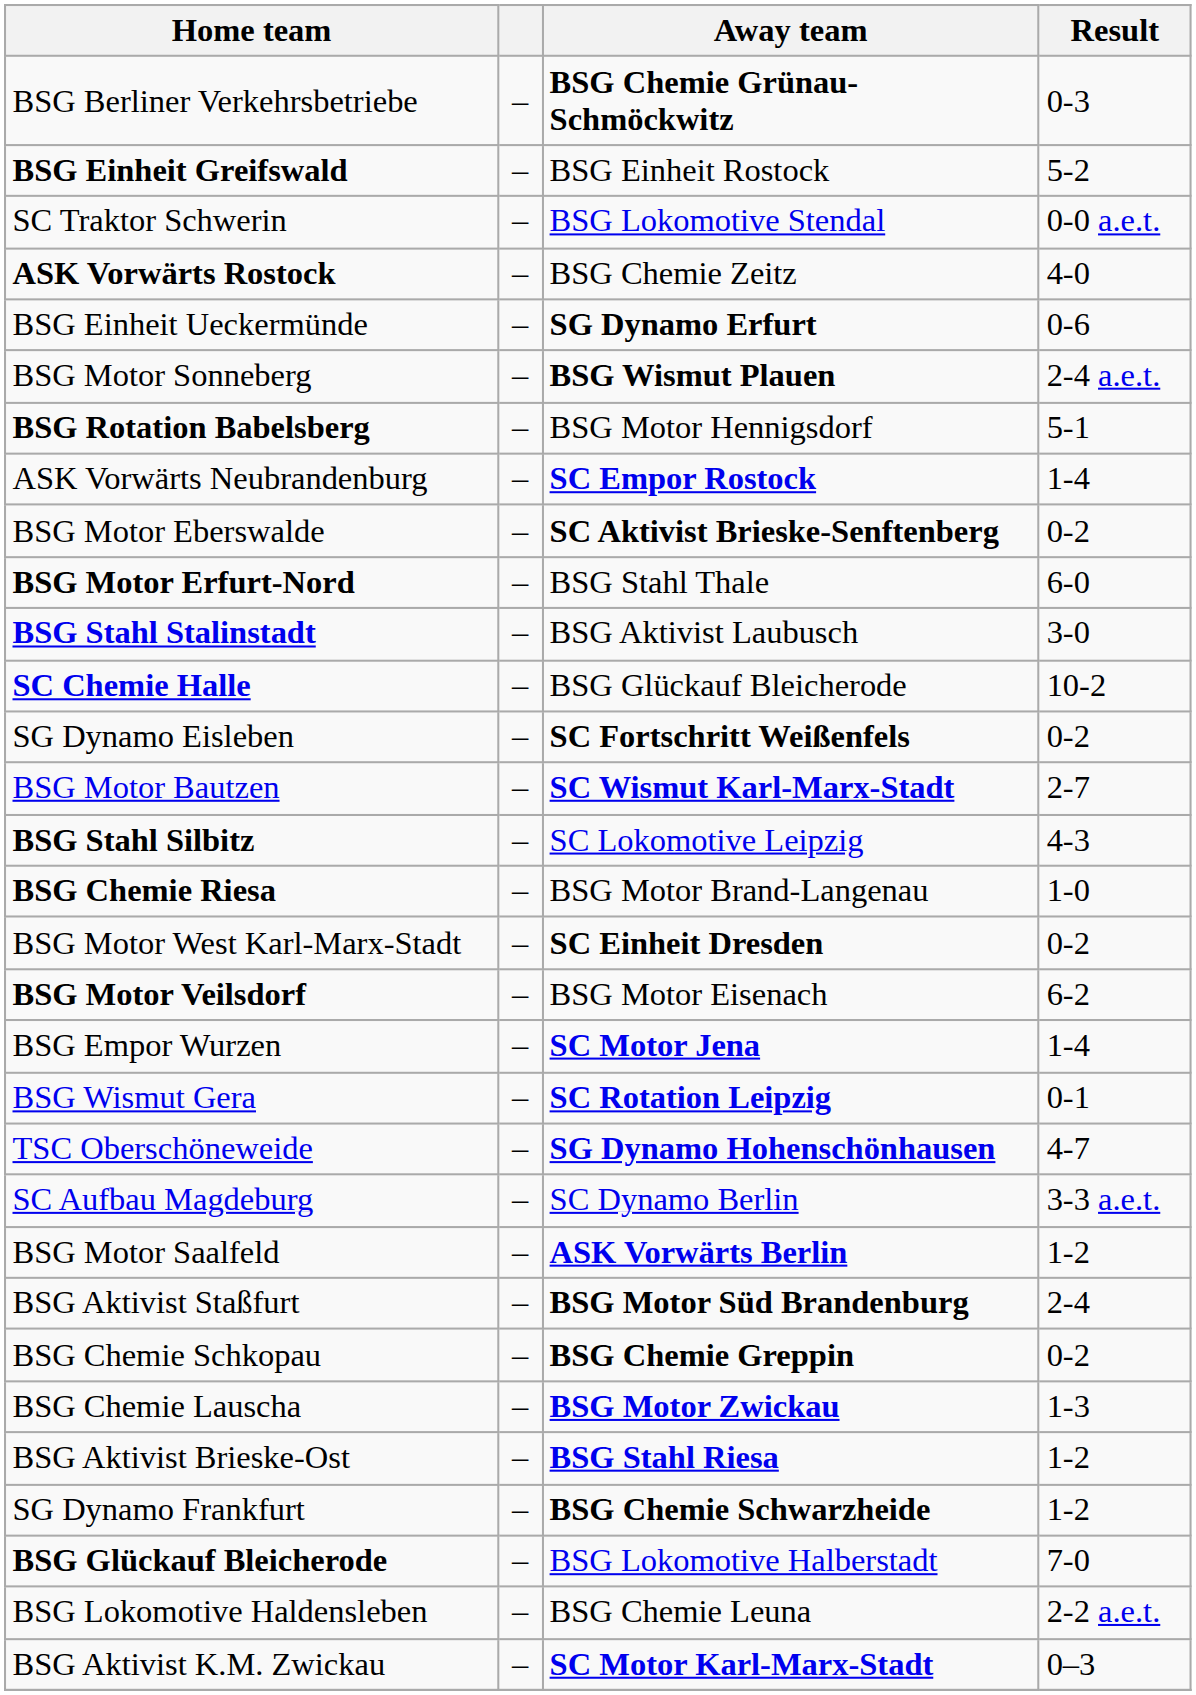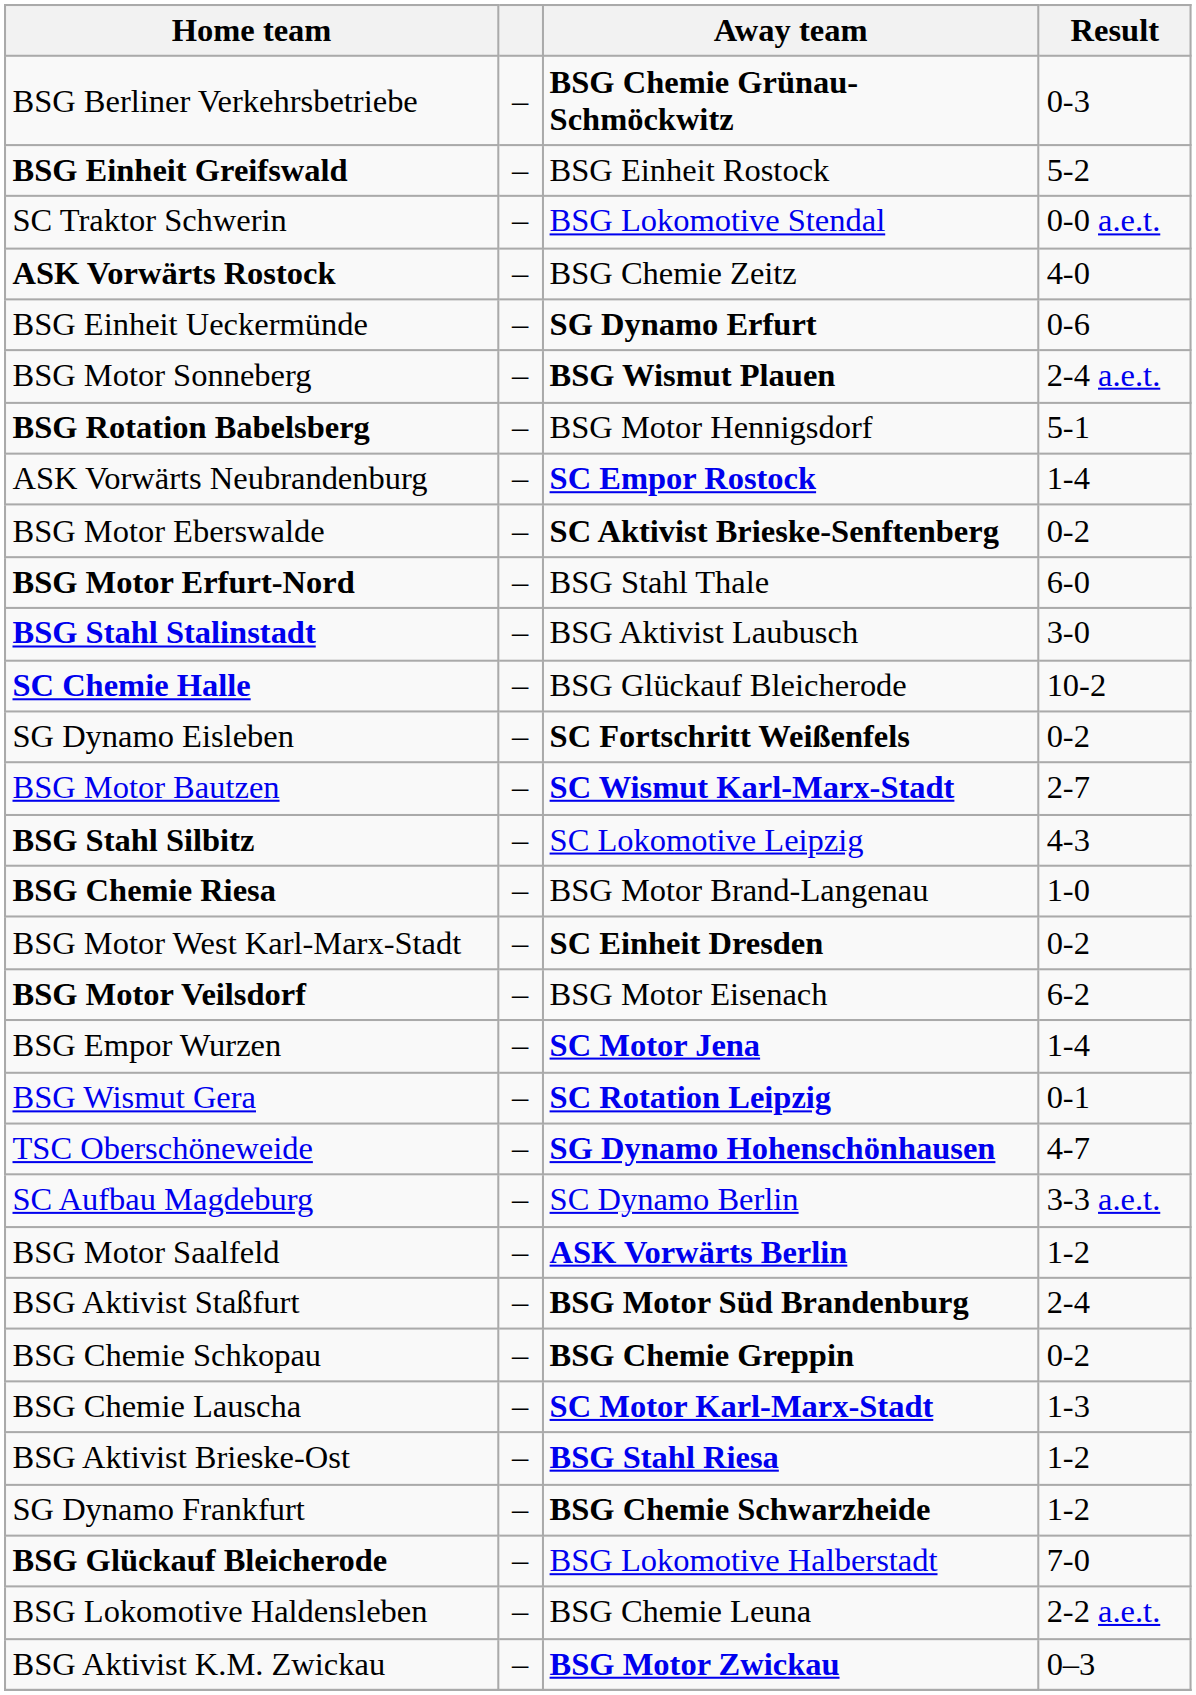(695, 1406) BSG Motor Zwickau -> (741, 1406) SC Motor Karl-Marx-Stadt
(741, 1663) SC Motor Karl-Marx-Stadt -> (695, 1663) BSG Motor Zwickau
